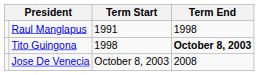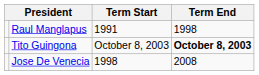(106, 45) 1998 -> (132, 45) October 8, 2003
(132, 62) October 8, 2003 -> (106, 62) 1998
